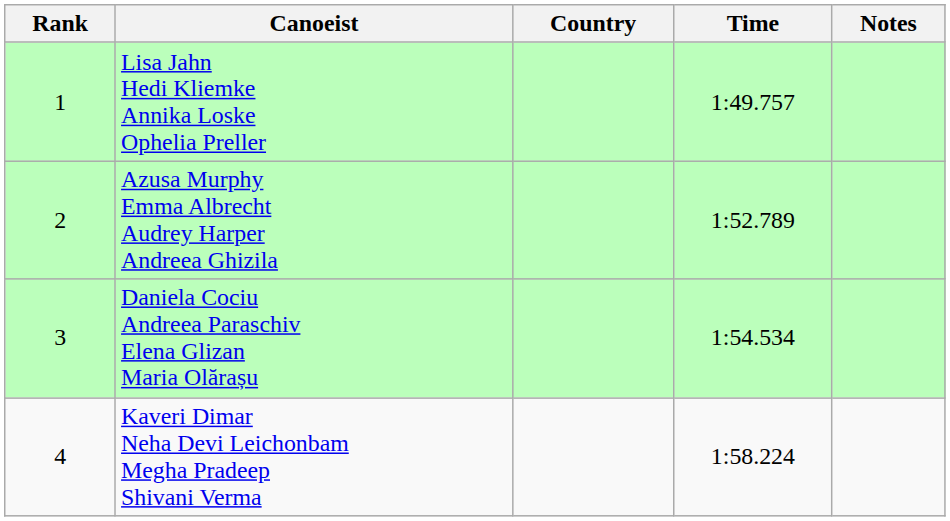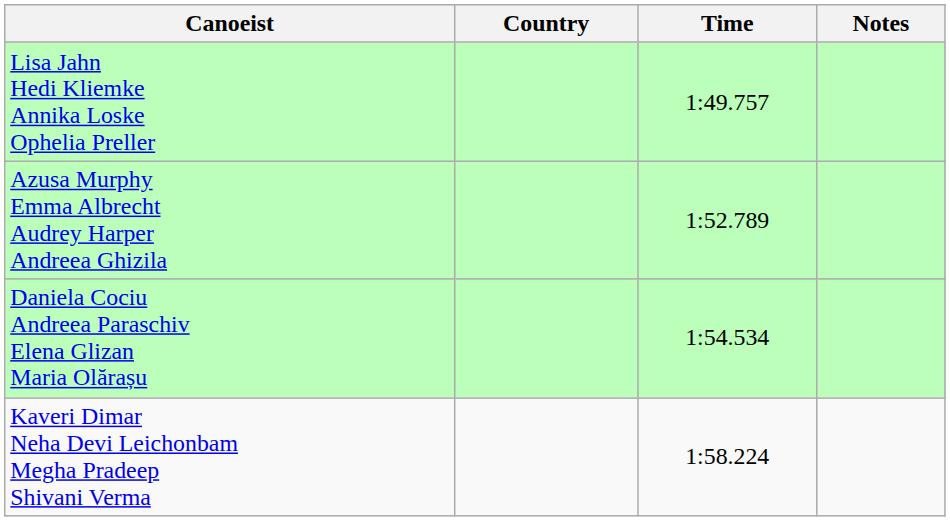- column: (60, 23)
